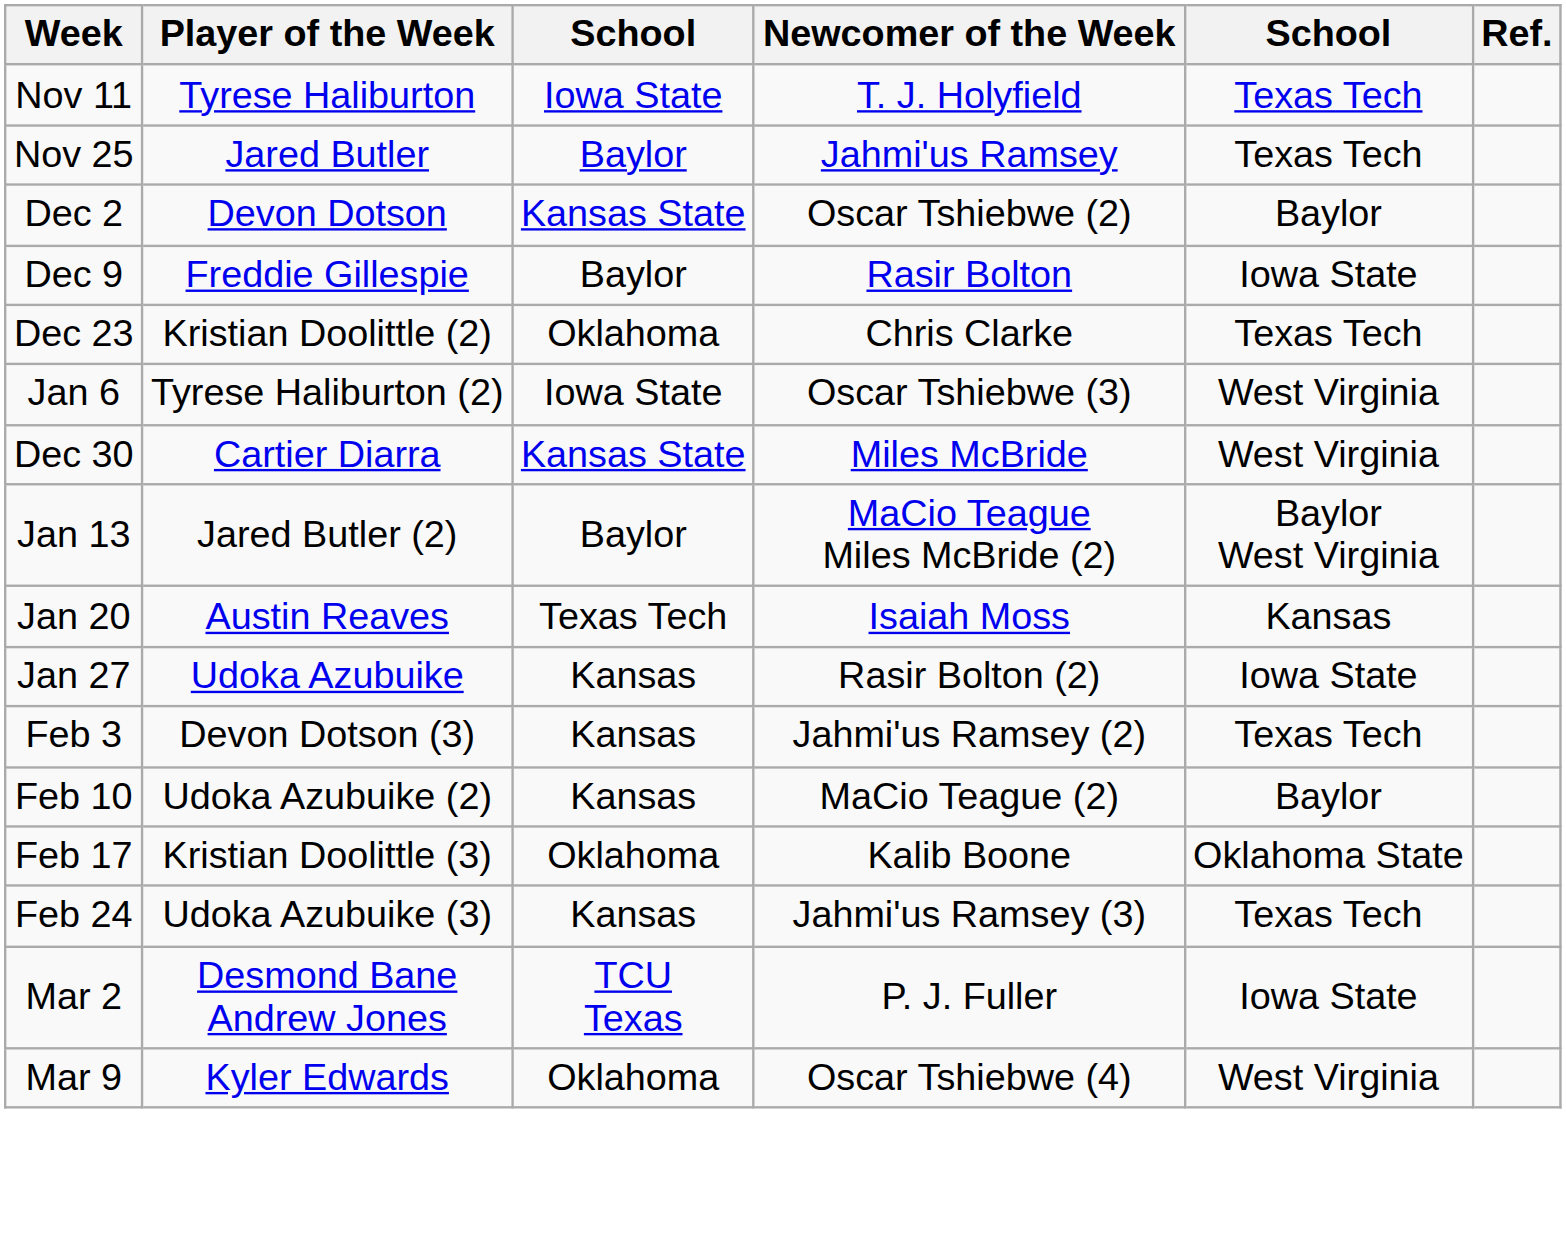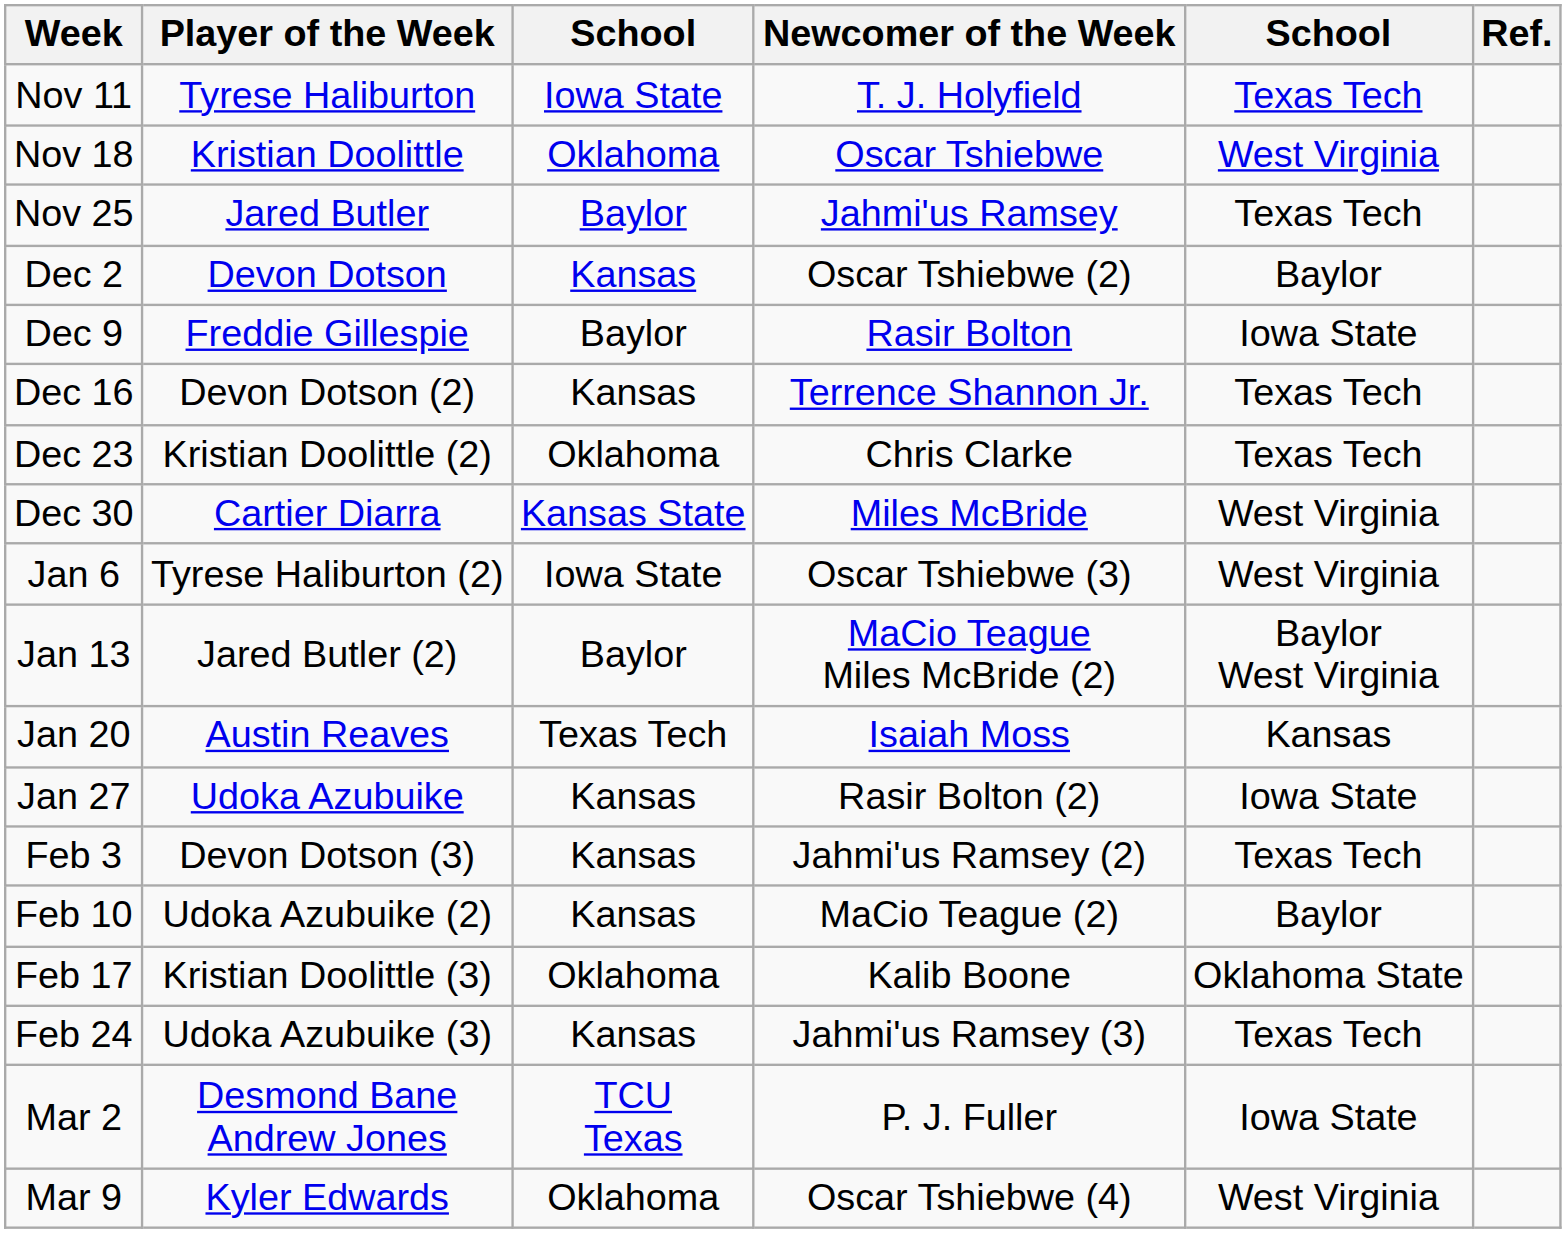+ row: (74, 154)
(633, 214) Kansas State -> (633, 273) Kansas
+ row: (74, 393)
rows swapped: (74, 453) <-> (74, 393)
